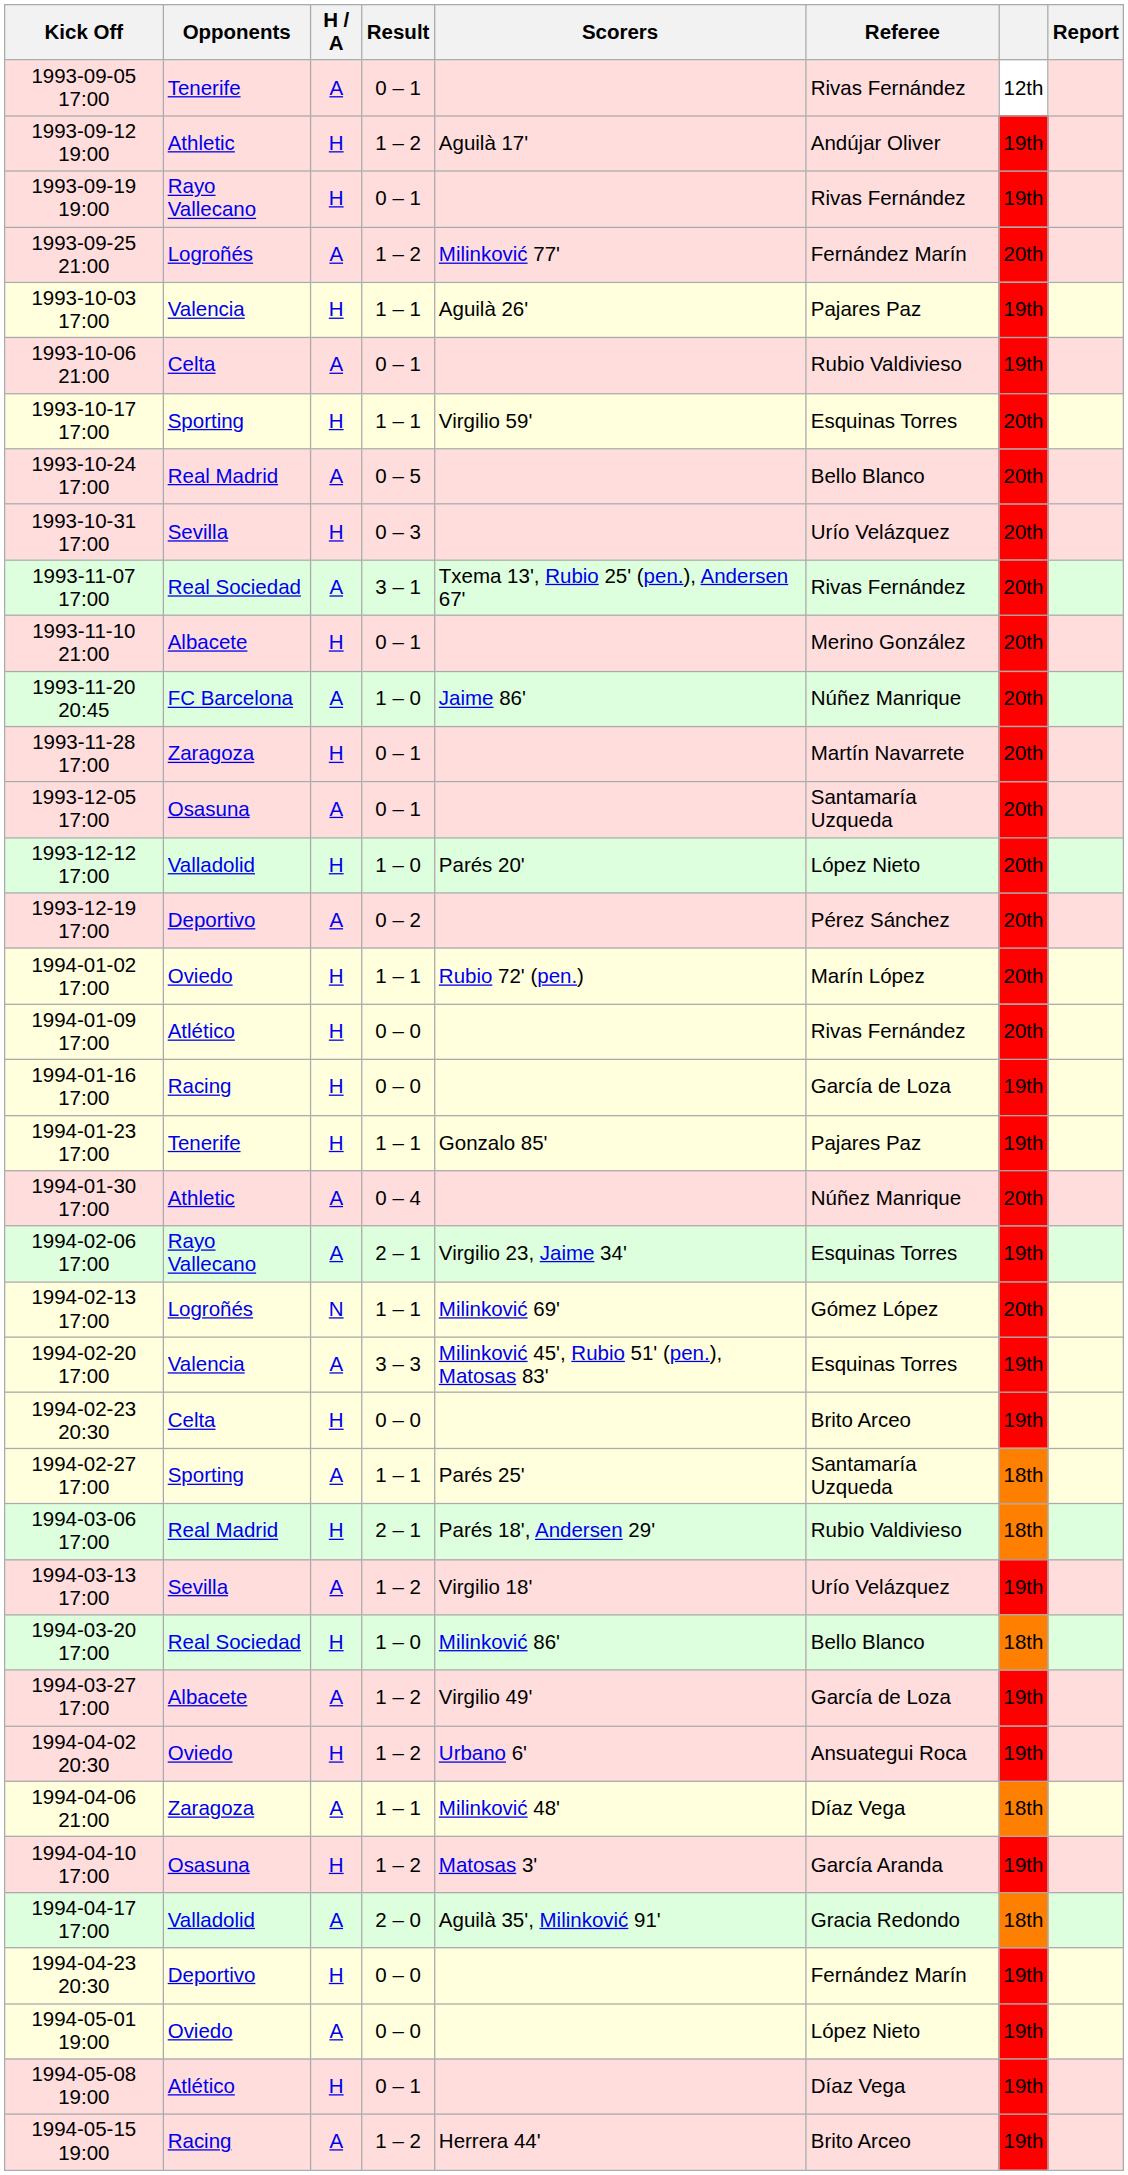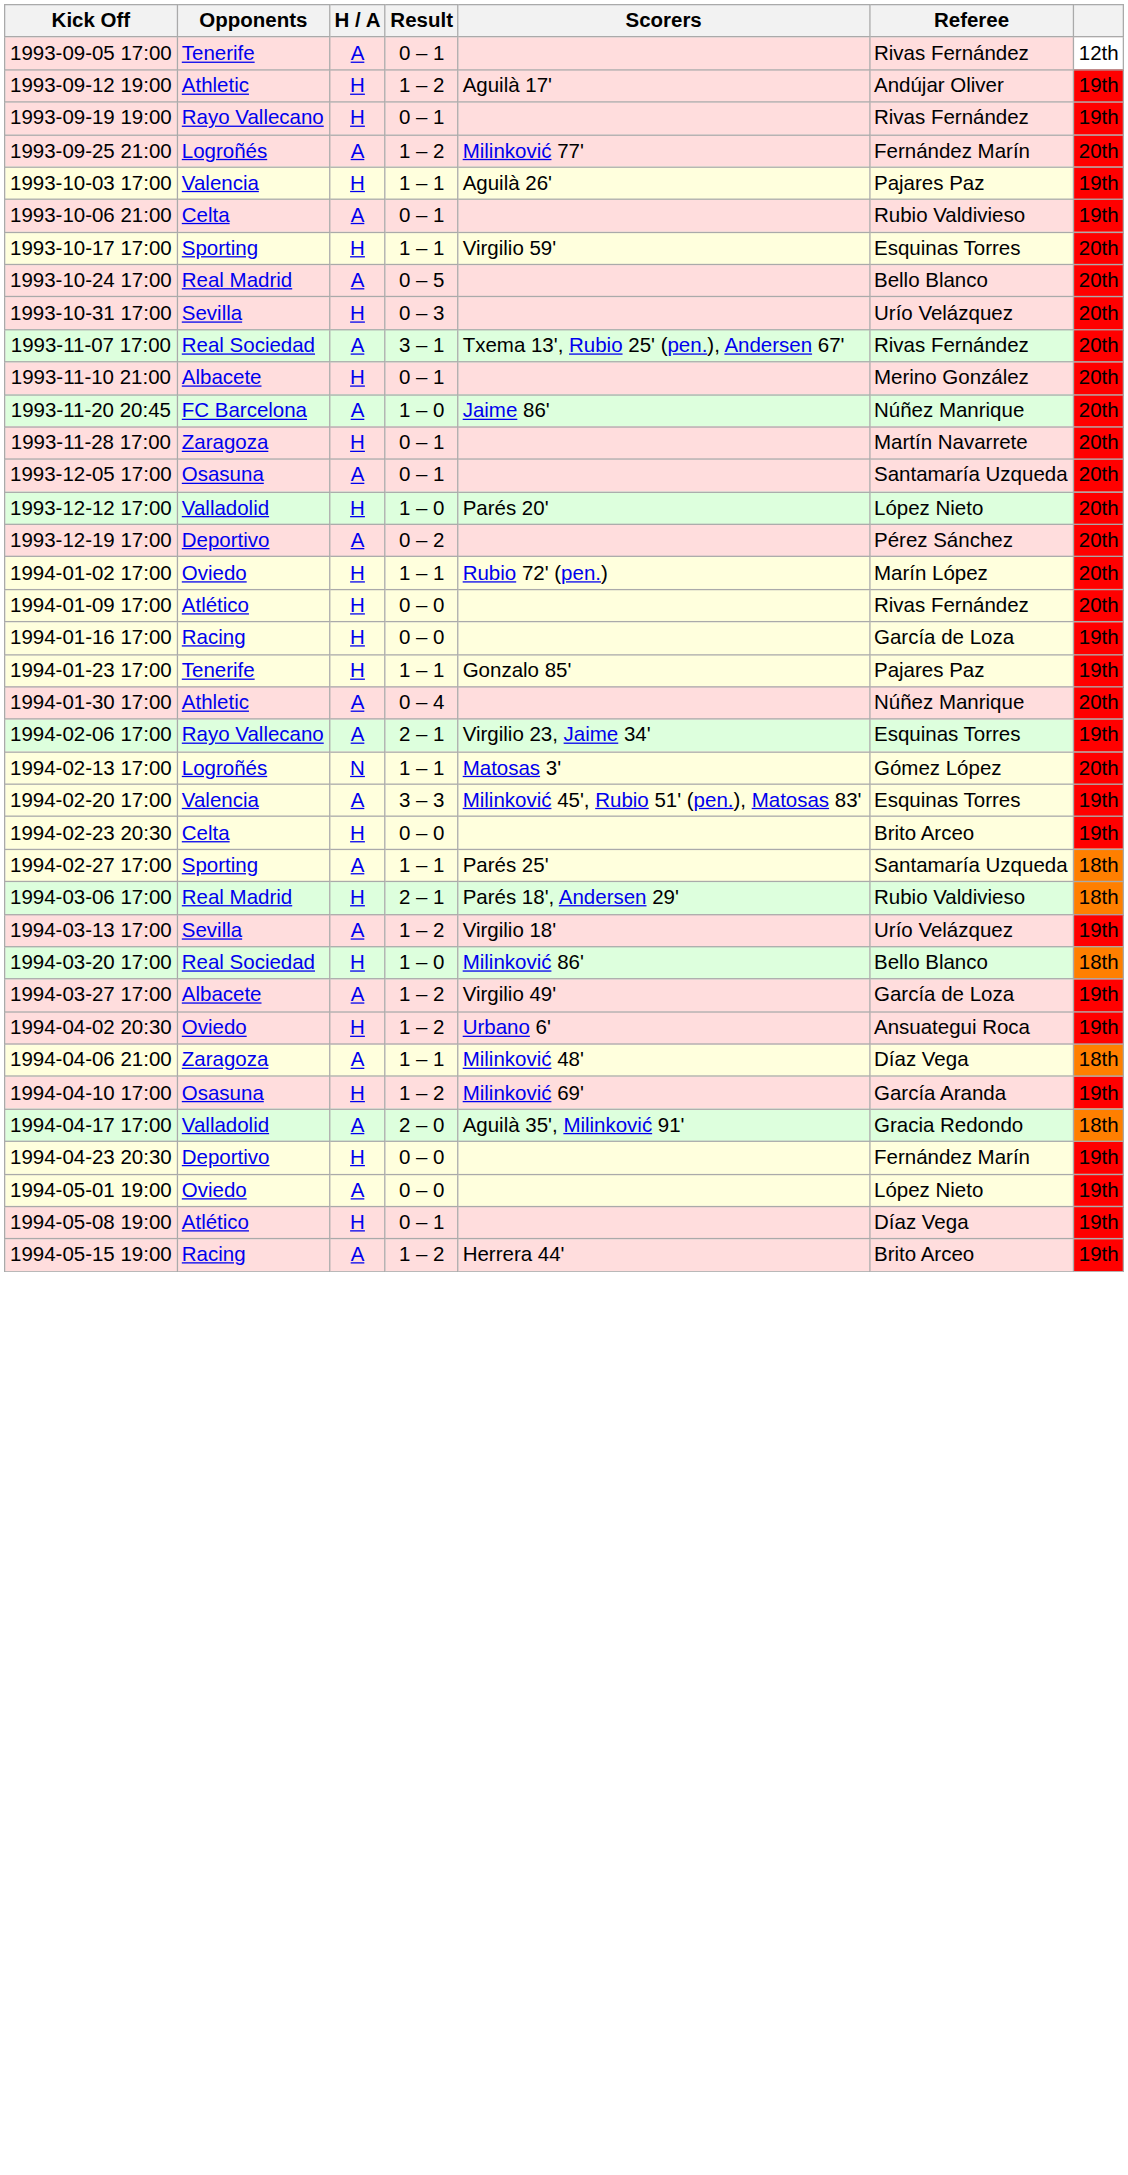- column: (1086, 32)
(499, 1309) Milinković 69' -> (512, 767) Matosas 3'
(488, 1864) Matosas 3' -> (523, 1092) Milinković 69'
